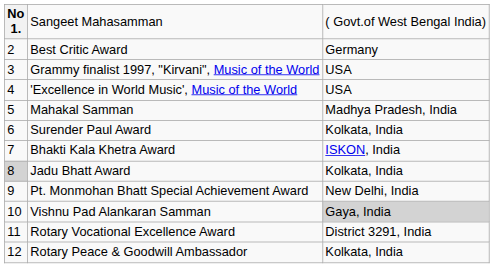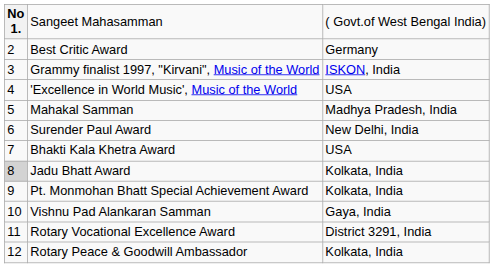(339, 69) USA -> (363, 69) ISKON, India
(364, 130) Kolkata, India -> (372, 130) New Delhi, India
(363, 150) ISKON, India -> (339, 150) USA
(372, 191) New Delhi, India -> (364, 191) Kolkata, India
(358, 211) lightgrey background -> (358, 211) no background
